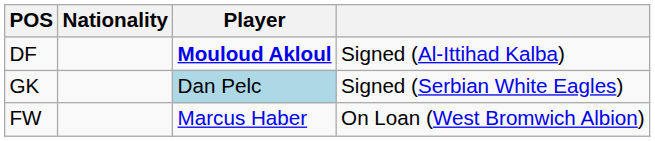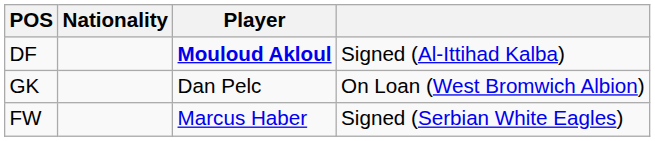(219, 86) lightblue background -> (219, 86) no background
(482, 86) Signed (Serbian White Eagles) -> (493, 86) On Loan (West Bromwich Albion)
(493, 119) On Loan (West Bromwich Albion) -> (482, 119) Signed (Serbian White Eagles)
